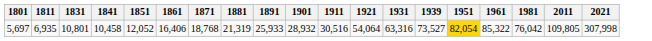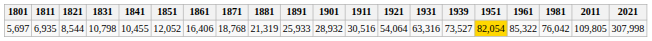+ column: (73, 12)
(75, 28) 10,801 -> (102, 28) 10,798
(108, 28) 10,458 -> (135, 28) 10,455
